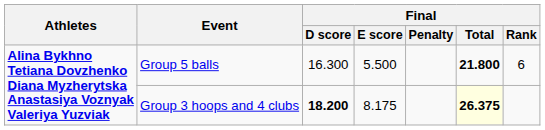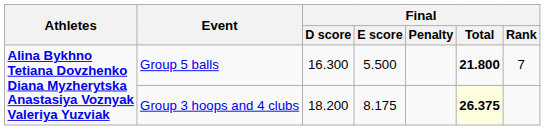(521, 65) 6 -> (521, 65) 7
(328, 105) bold -> (328, 105) normal
